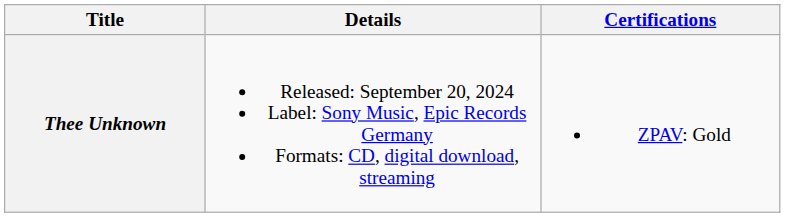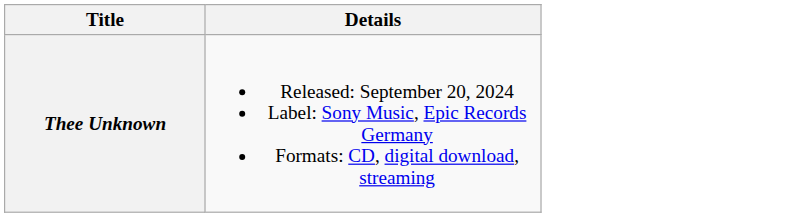- column: (660, 19)
